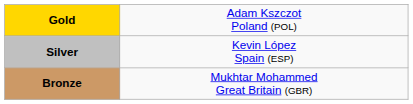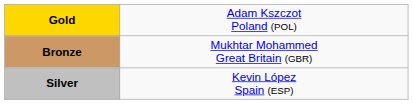rows swapped: (62, 51) <-> (62, 83)
